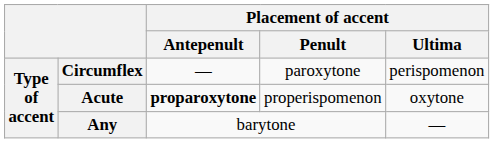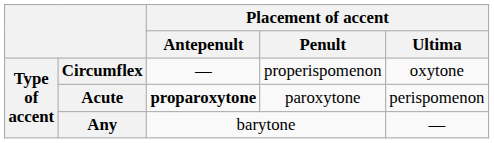(323, 71) paroxytone -> (323, 71) properispomenon
(437, 71) perispomenon -> (437, 71) oxytone
(323, 97) properispomenon -> (323, 97) paroxytone
(437, 97) oxytone -> (437, 97) perispomenon
